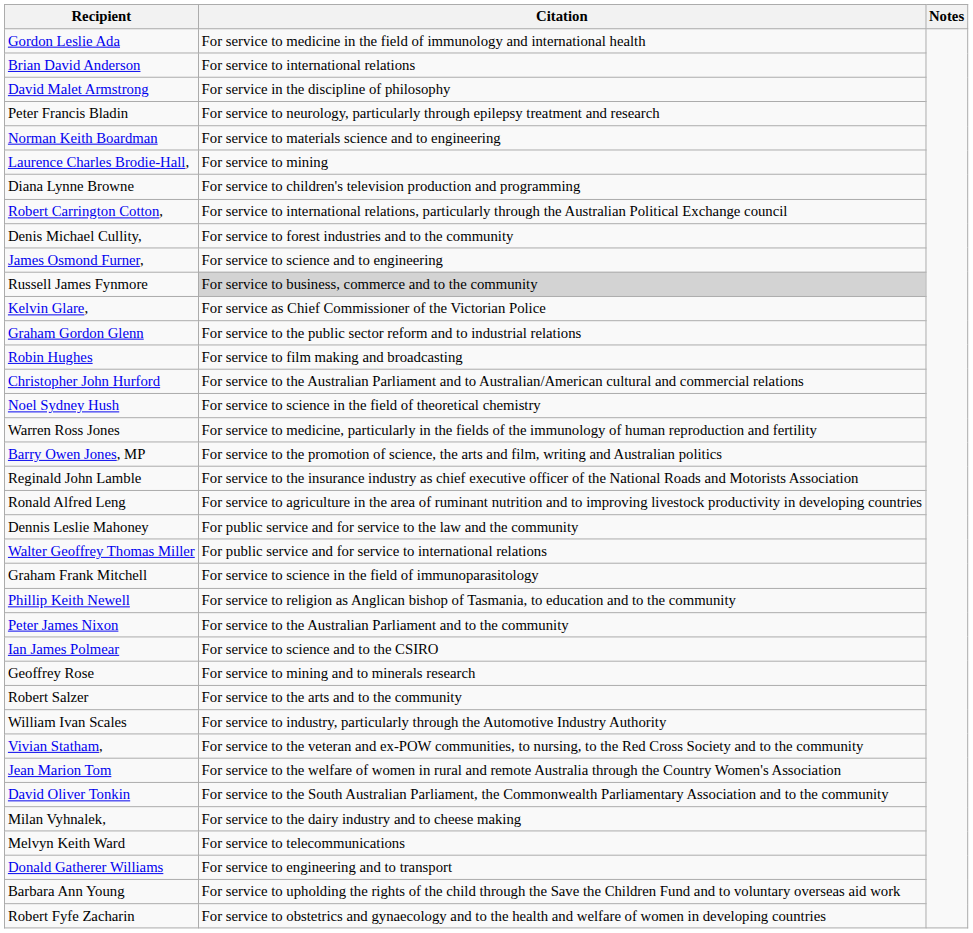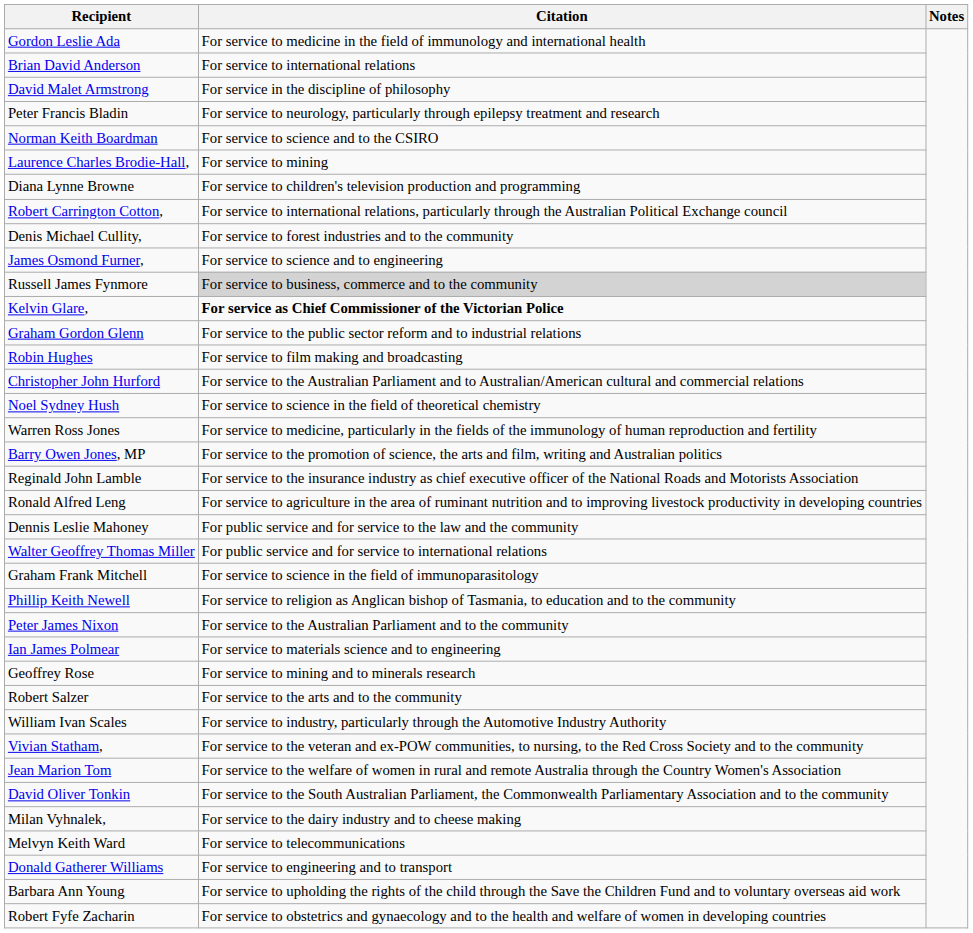(351, 138) For service to materials science and to engineering -> (320, 138) For service to science and to the CSIRO
(374, 308) normal -> (383, 308) bold
(320, 648) For service to science and to the CSIRO -> (351, 648) For service to materials science and to engineering
